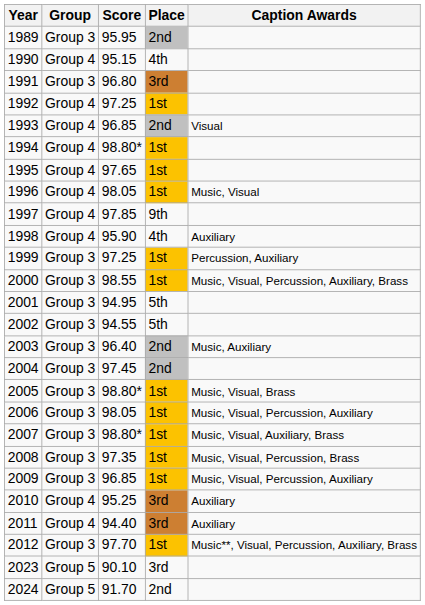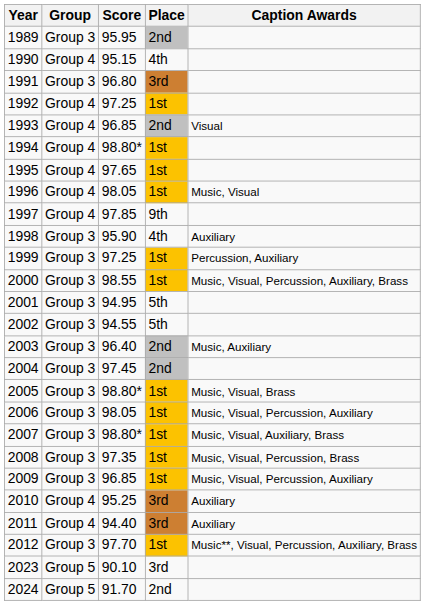(70, 236) Group 4 -> (70, 236) Group 3
